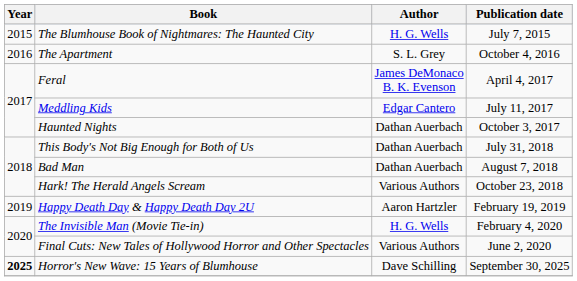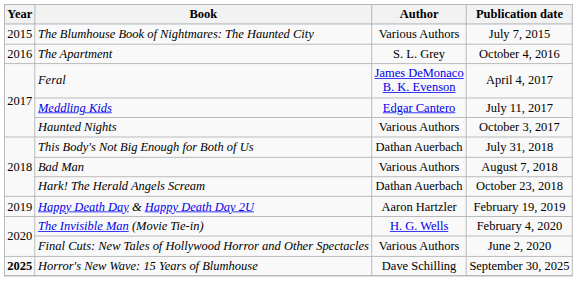(419, 34) H. G. Wells -> (419, 34) Various Authors
(419, 127) Dathan Auerbach -> (419, 127) Various Authors
(419, 166) Dathan Auerbach -> (419, 166) Various Authors
(419, 186) Various Authors -> (419, 186) Dathan Auerbach
